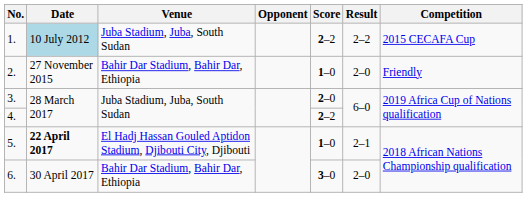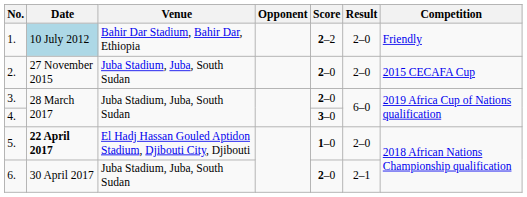(162, 39) Juba Stadium, Juba, South Sudan -> (172, 39) Bahir Dar Stadium, Bahir Dar, Ethiopia
(362, 39) 2–2 -> (362, 39) 2–0
(429, 39) 2015 CECAFA Cup -> (402, 39) Friendly
(172, 72) Bahir Dar Stadium, Bahir Dar, Ethiopia -> (162, 72) Juba Stadium, Juba, South Sudan
(327, 72) 1–0 -> (327, 72) 2–0
(402, 72) Friendly -> (429, 72) 2015 CECAFA Cup
(327, 117) 2–2 -> (327, 117) 3–0
(362, 142) 2–1 -> (362, 142) 2–0
(172, 175) Bahir Dar Stadium, Bahir Dar, Ethiopia -> (162, 175) Juba Stadium, Juba, South Sudan
(327, 175) 3–0 -> (327, 175) 2–0
(362, 175) 2–0 -> (362, 175) 2–1
